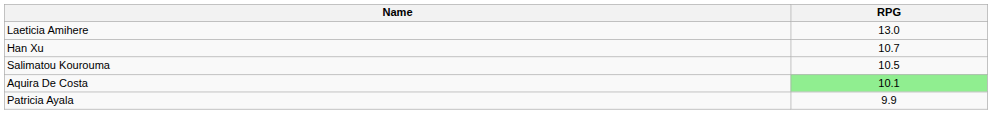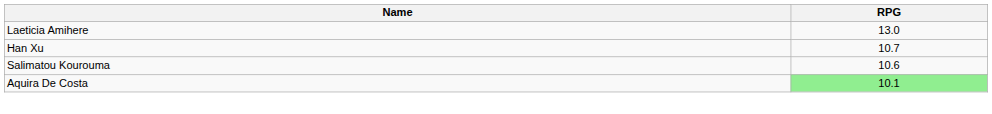(889, 65) 10.5 -> (889, 65) 10.6
- row: (40, 100)
